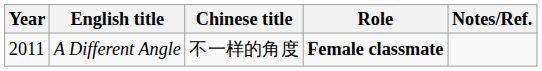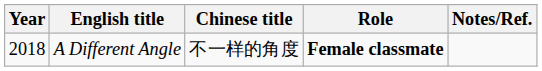(27, 49) 2011 -> (27, 49) 2018
